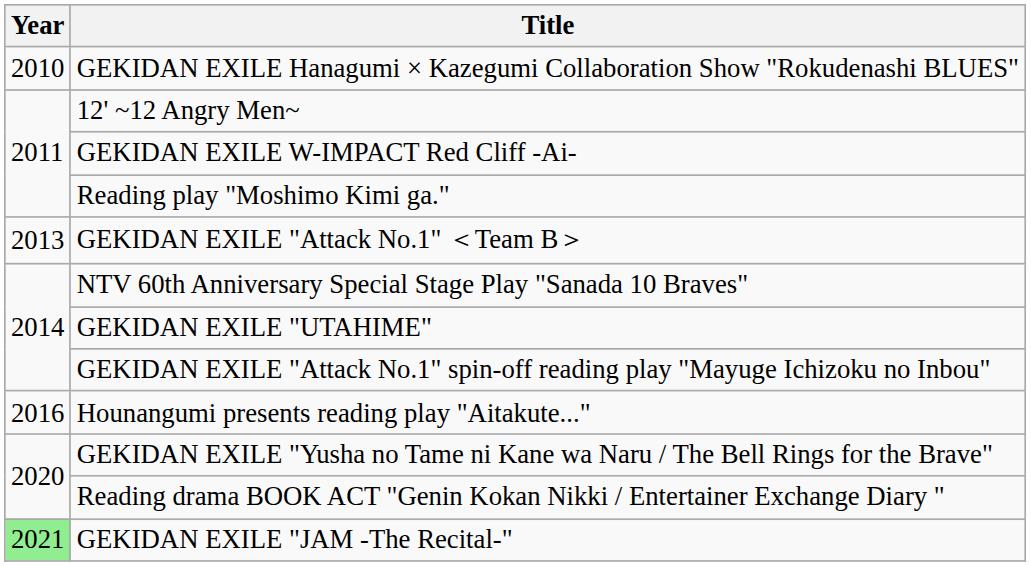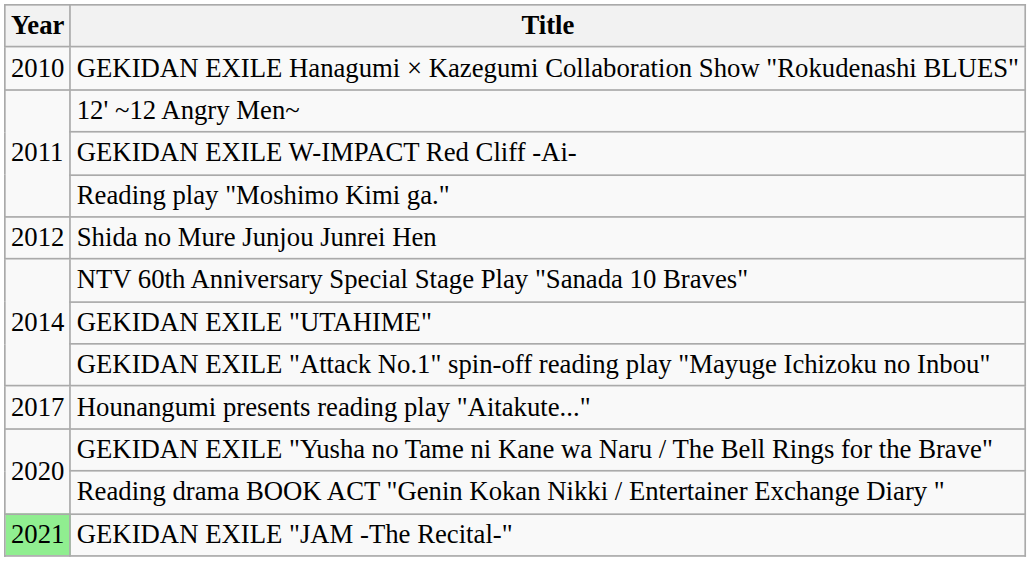+ row: (257, 237)
- row: (331, 239)
(38, 412) 2016 -> (38, 407) 2017
